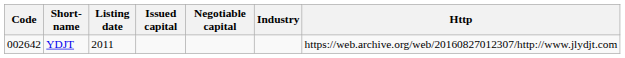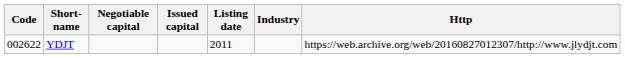columns swapped: (112, 19) <-> (220, 19)
(24, 44) 002642 -> (24, 44) 002622
